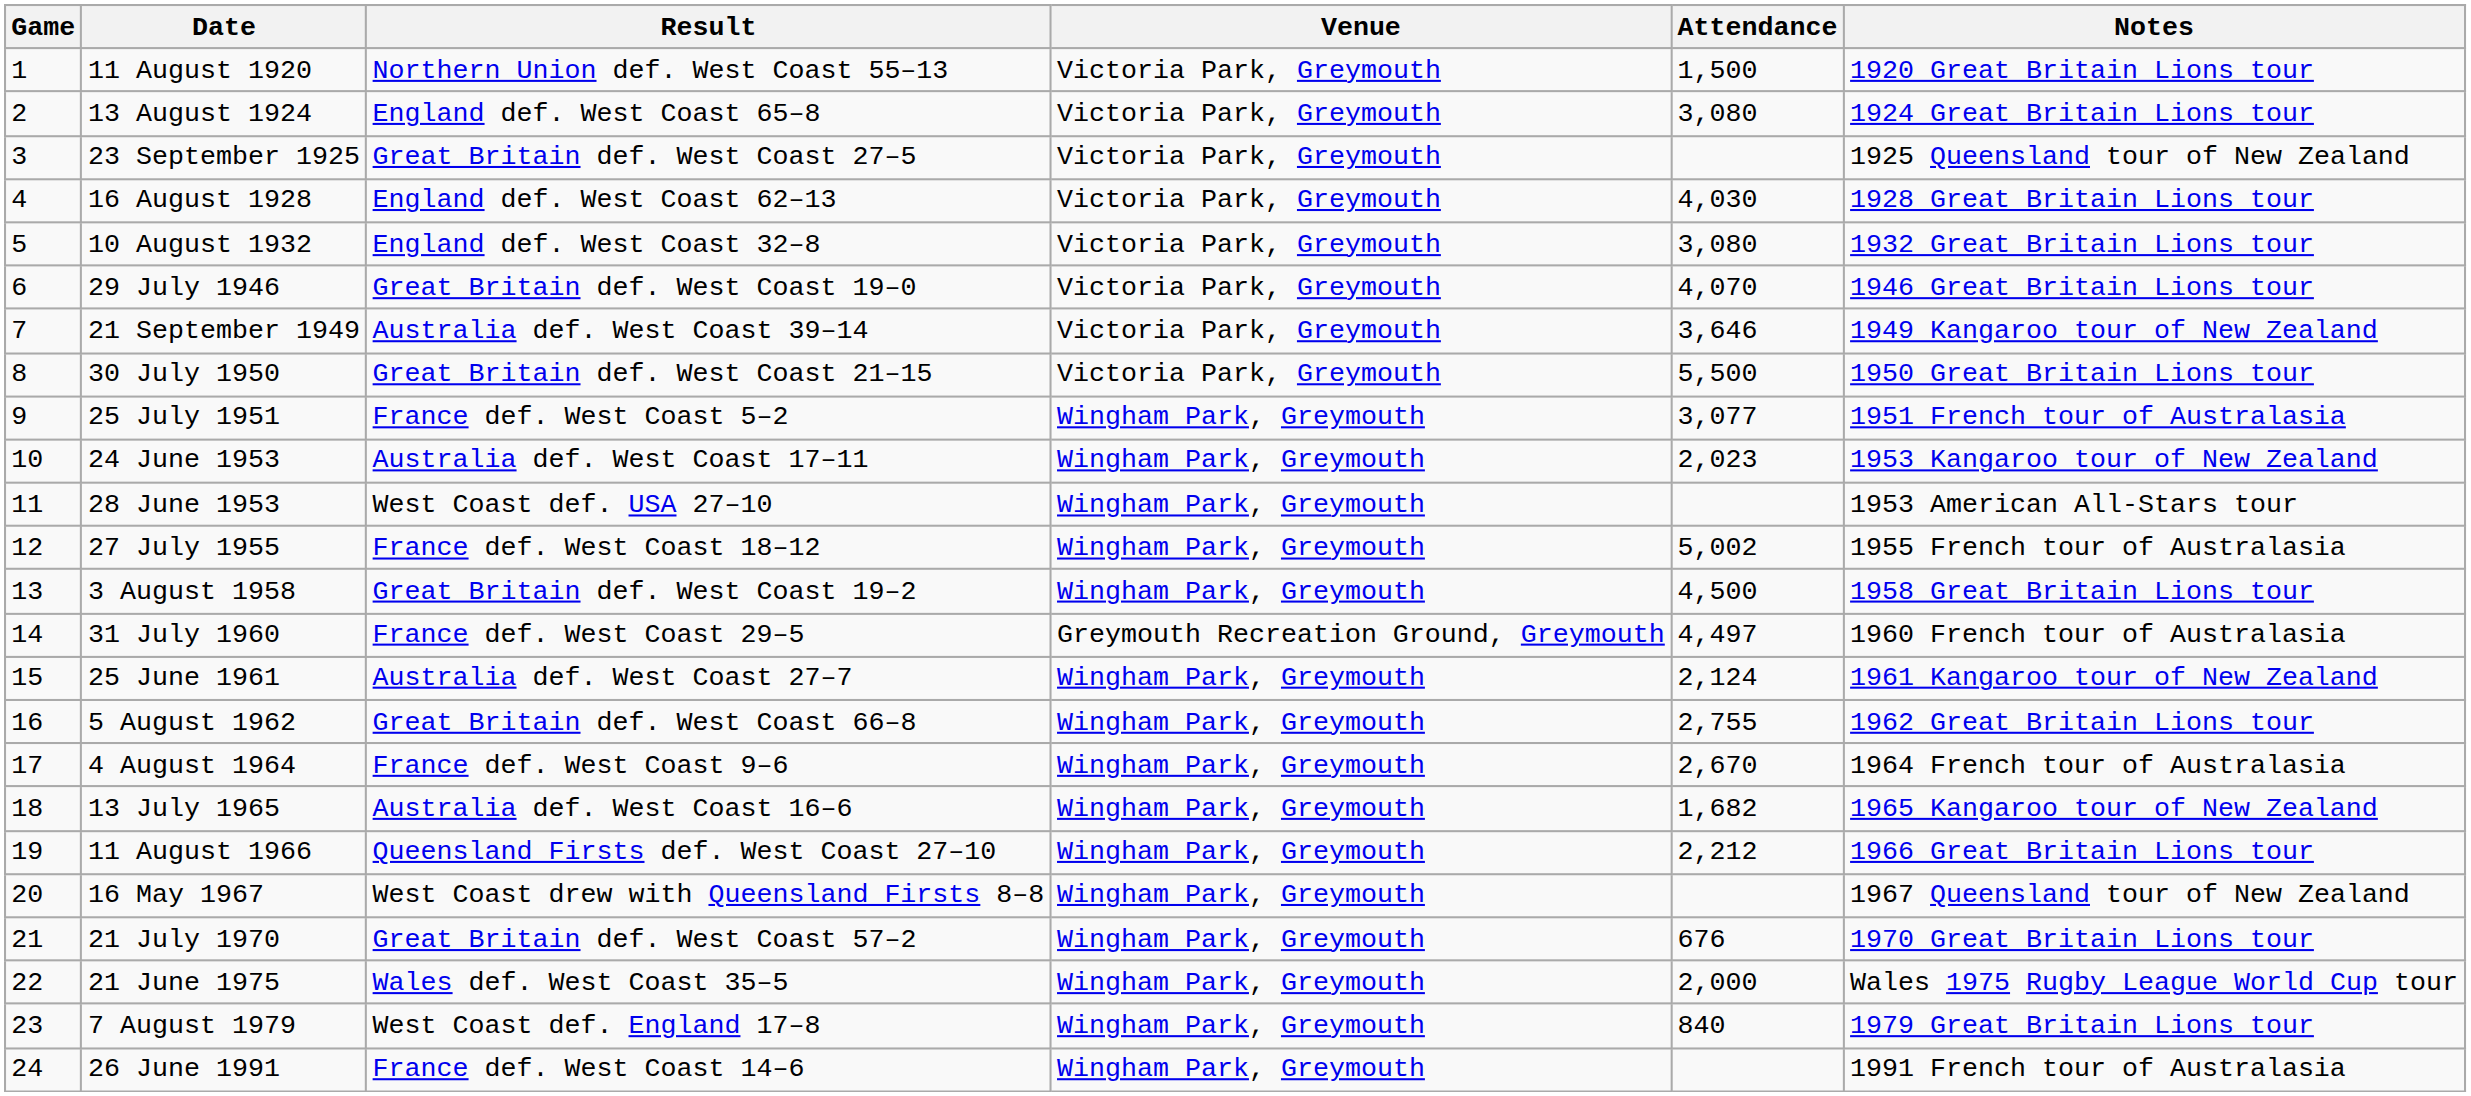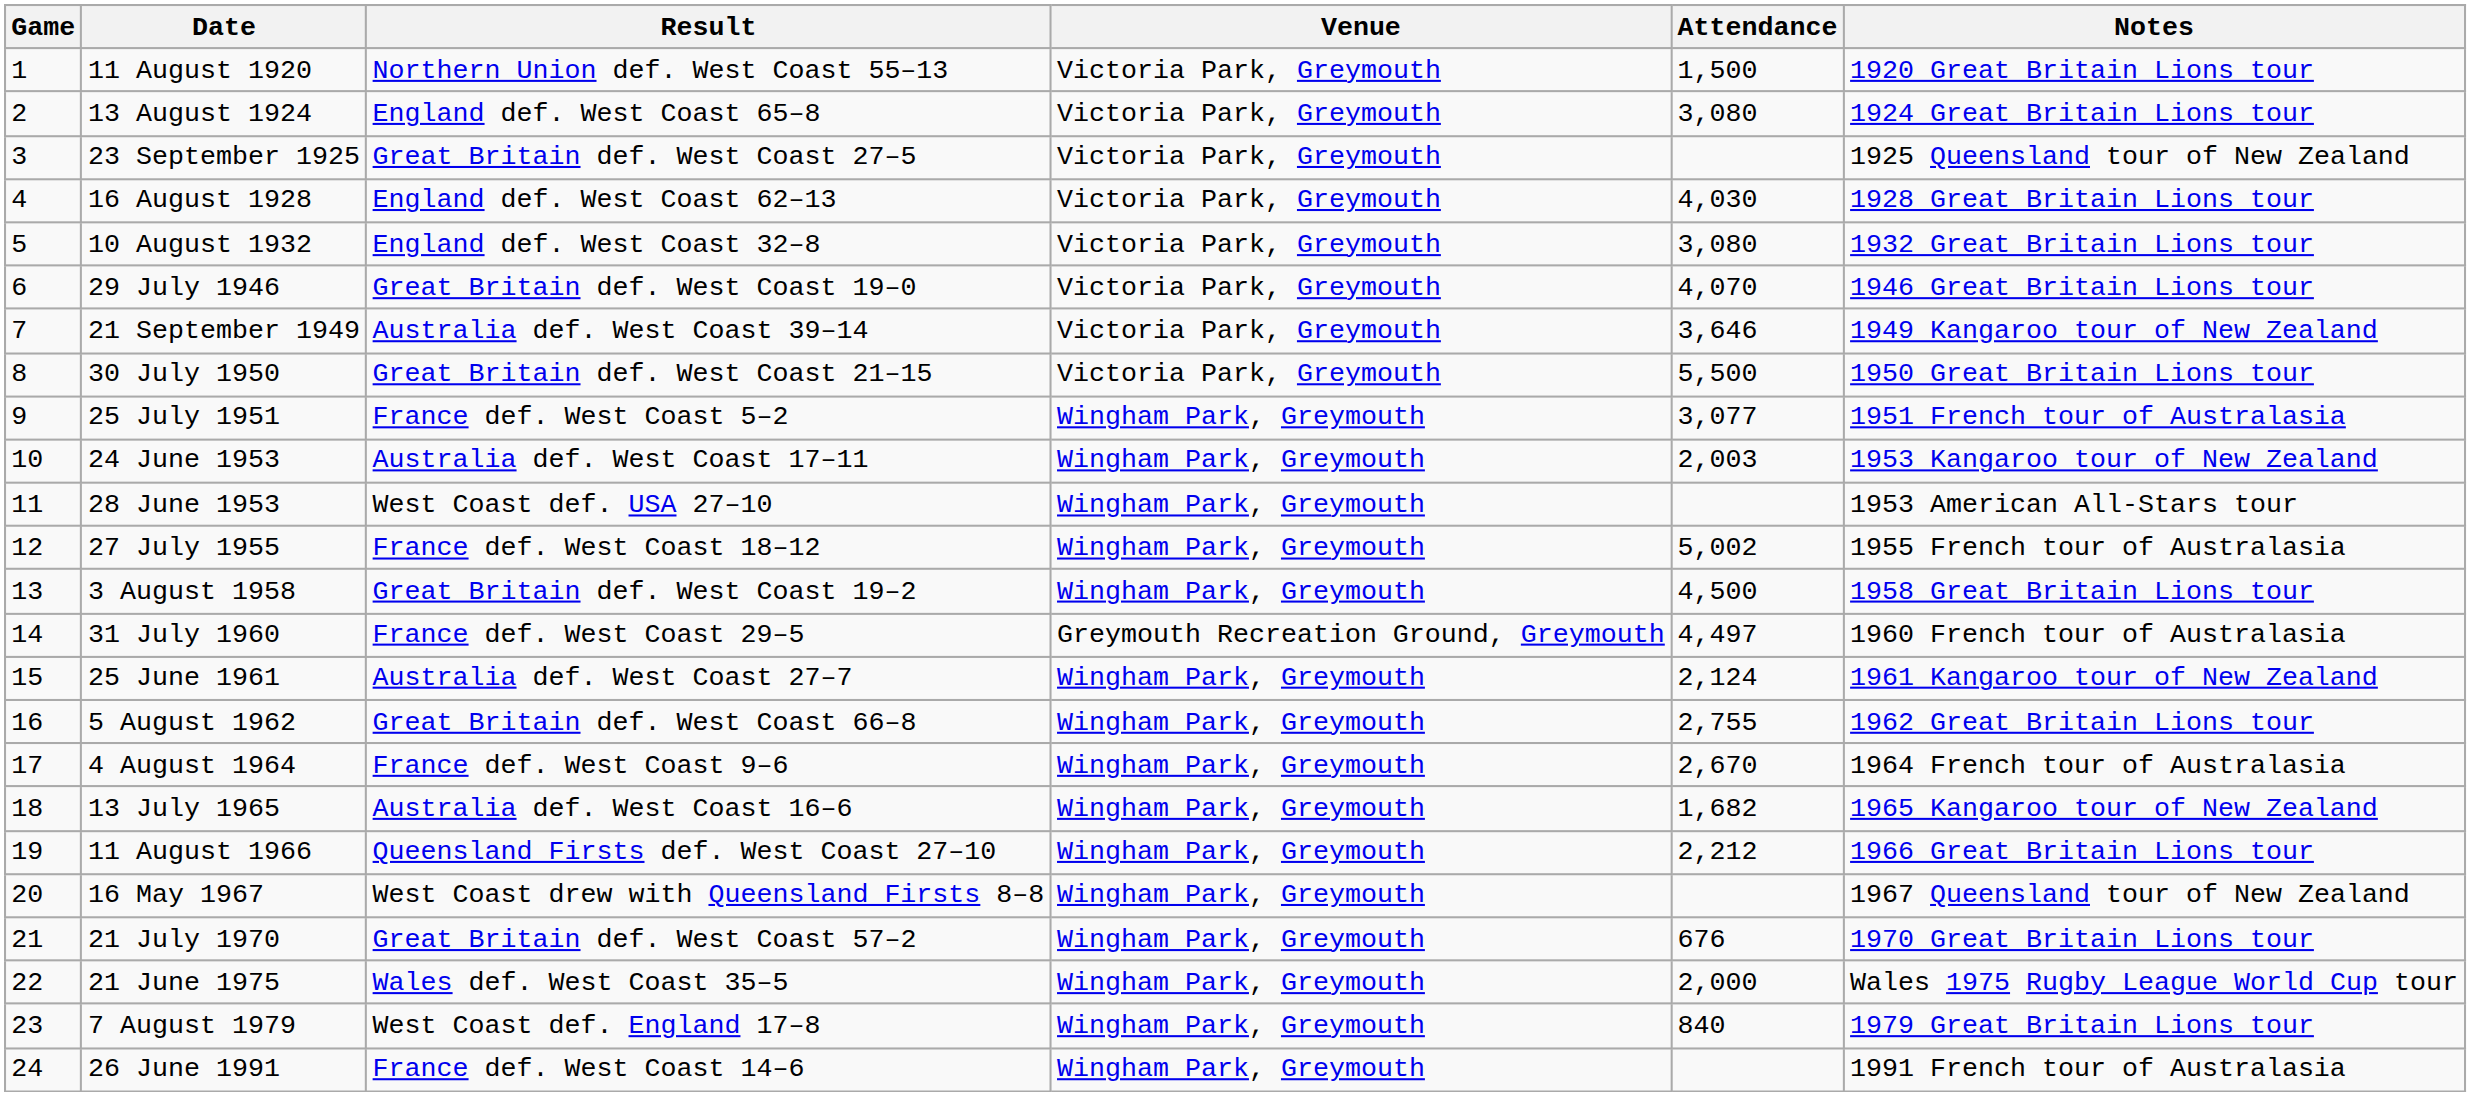(1717, 461) 2,023 -> (1717, 461) 2,003
